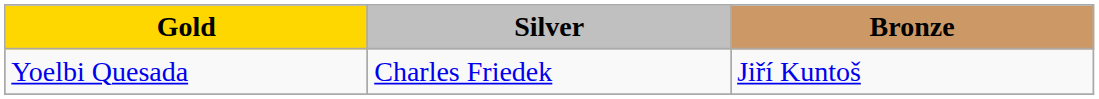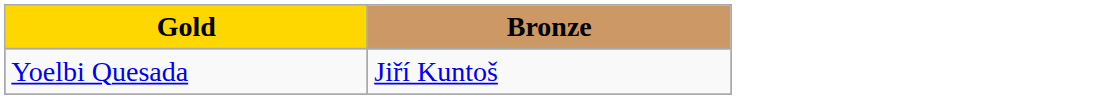- column: (549, 26)
